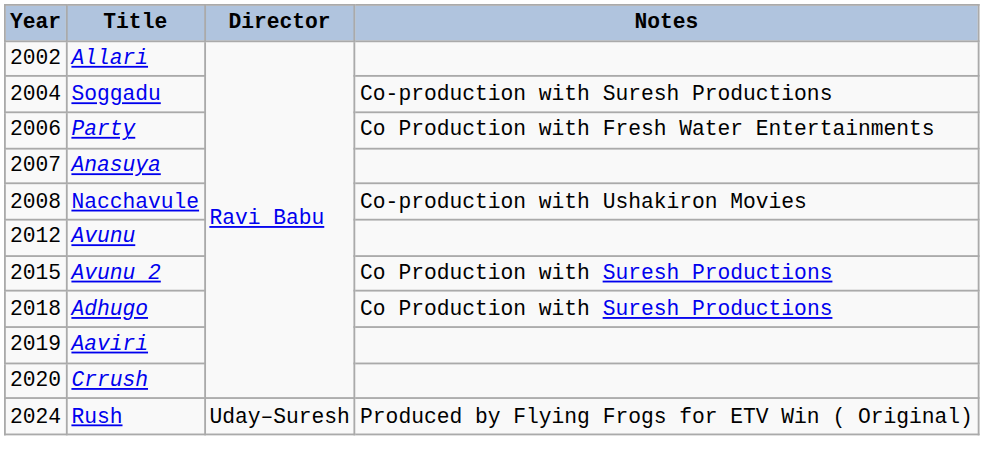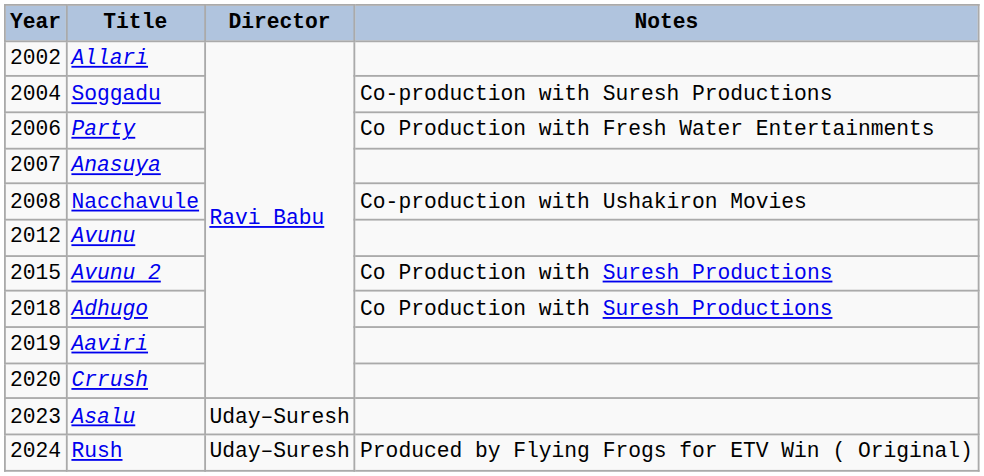+ row: (103, 416)
